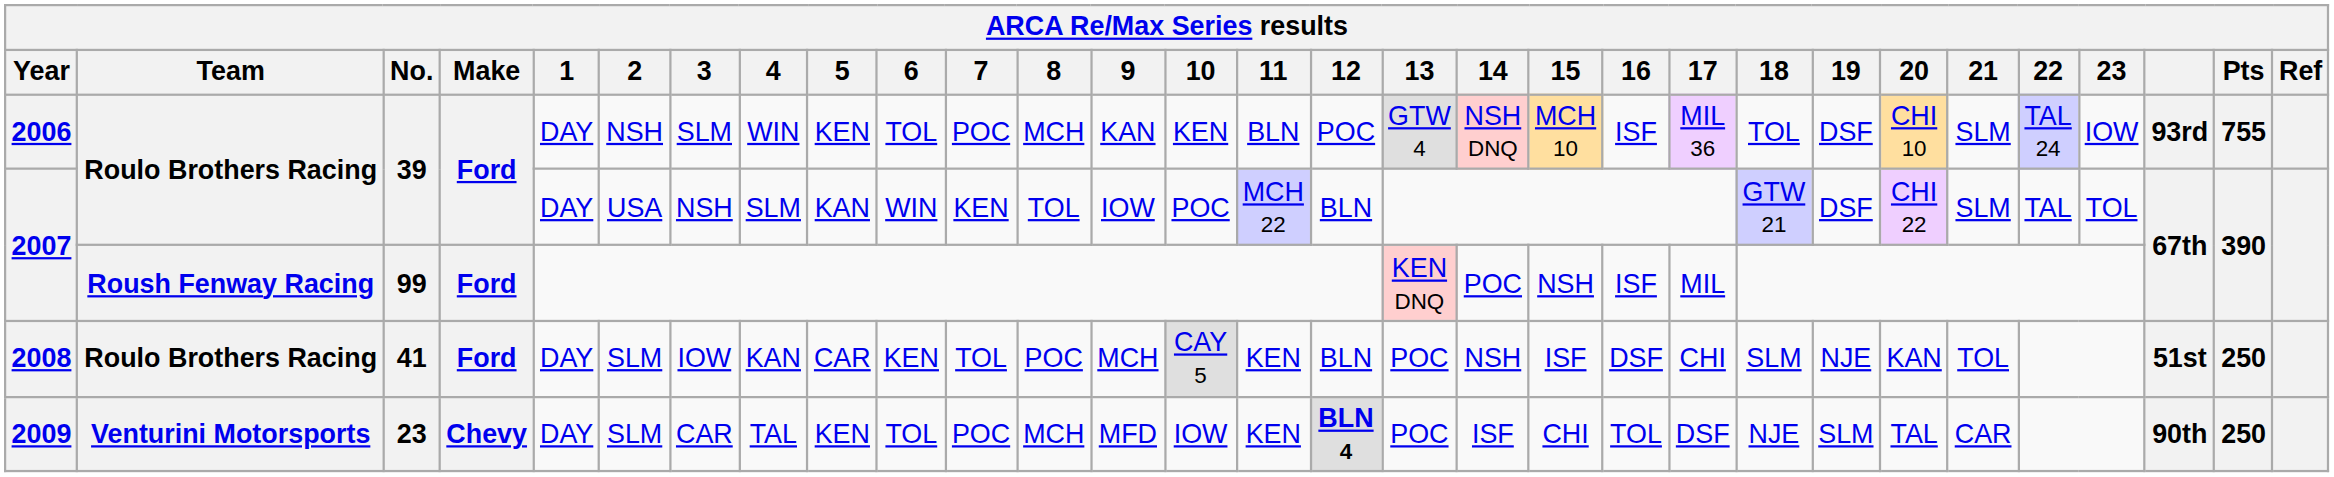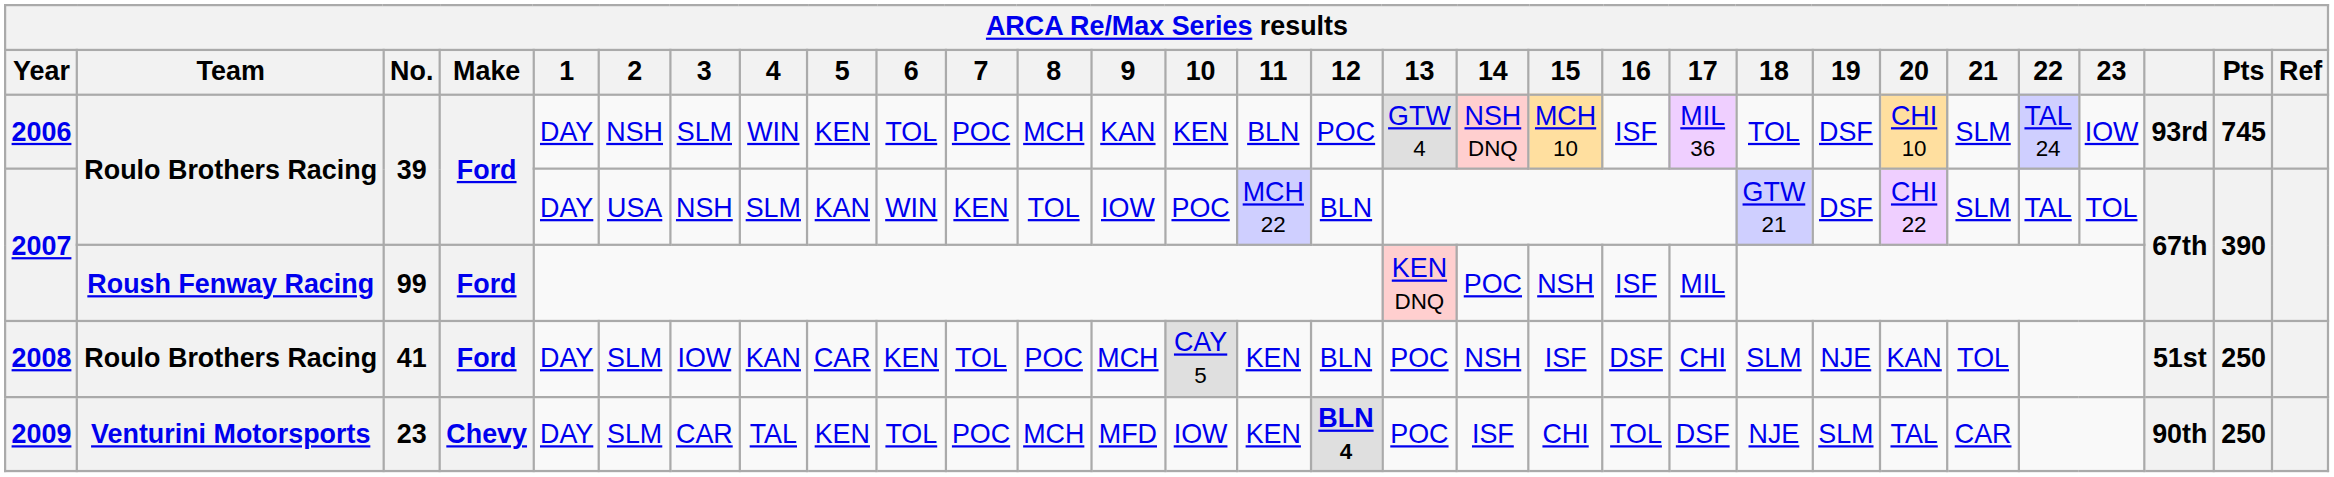(2244, 132) 755 -> (2244, 132) 745
